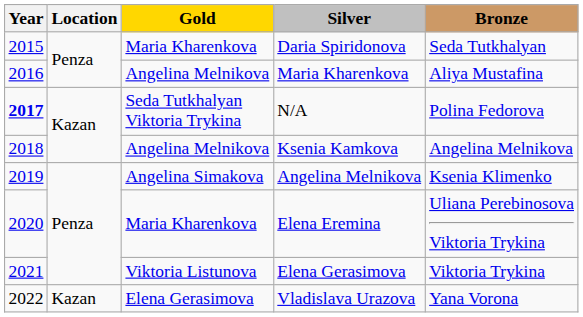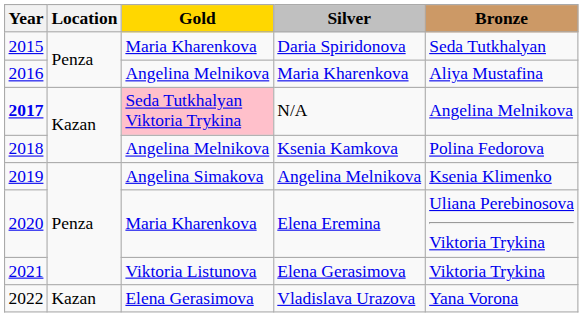(184, 111) no background -> (184, 111) pink background
(487, 111) Polina Fedorova -> (501, 111) Angelina Melnikova
(501, 148) Angelina Melnikova -> (487, 148) Polina Fedorova
